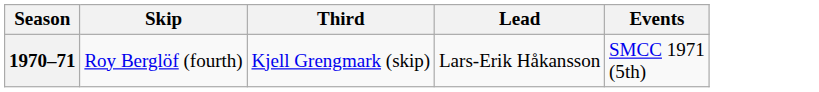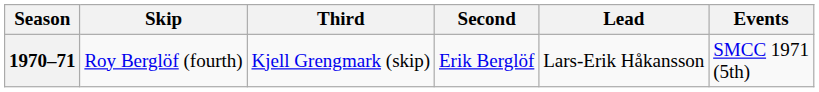+ column: (487, 19)
